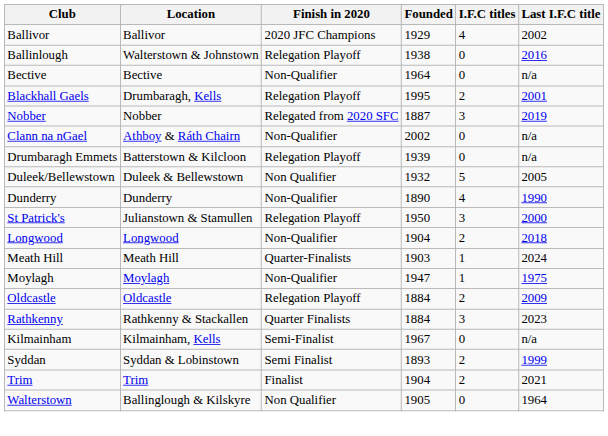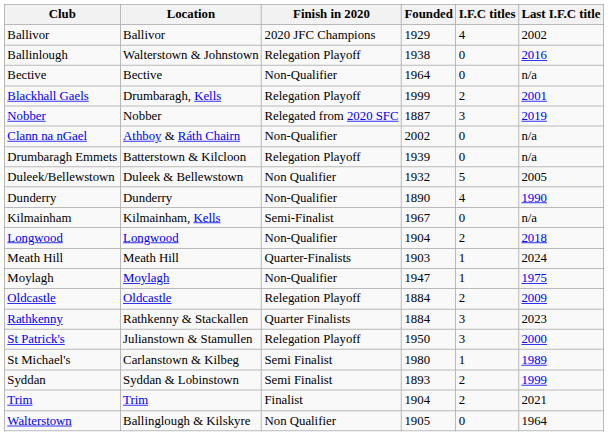(417, 95) 1995 -> (417, 95) 1999
rows swapped: (39, 339) <-> (36, 217)
+ row: (39, 359)
